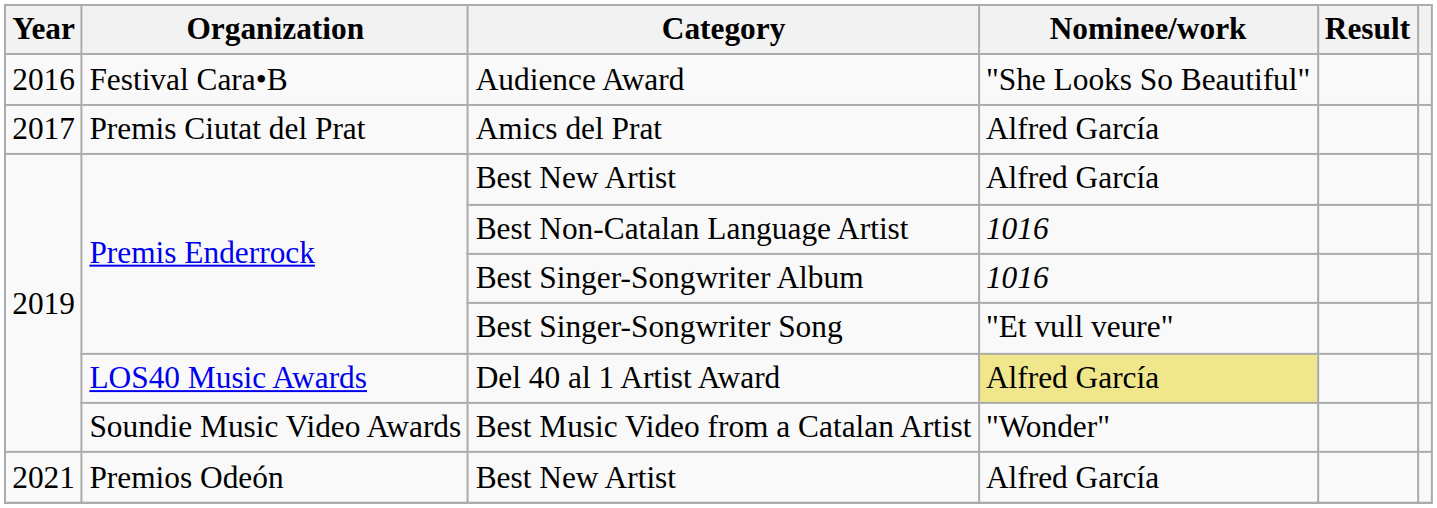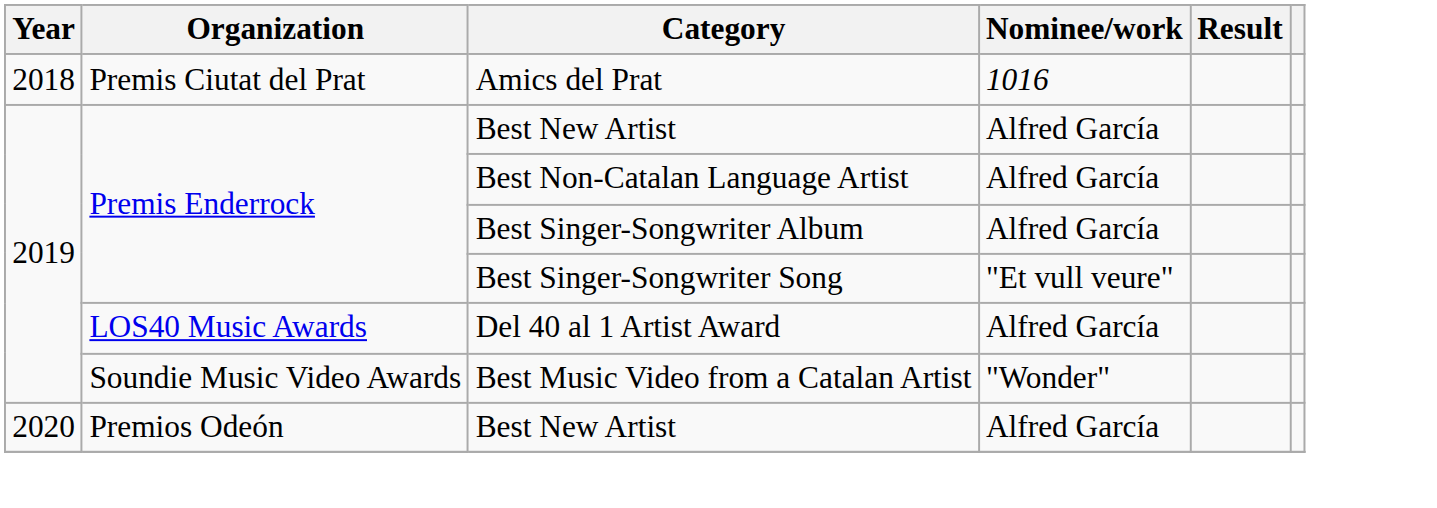- row: (189, 79)
(44, 128) 2017 -> (44, 79) 2018
(1073, 128) Alfred García -> (1017, 79) 1016
(1017, 228) 1016 -> (1073, 178) Alfred García
(1017, 278) 1016 -> (1073, 228) Alfred García
(1073, 377) khaki background -> (1073, 327) no background
(44, 476) 2021 -> (44, 427) 2020
